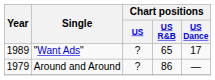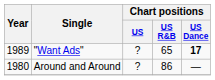(196, 51) normal -> (196, 51) bold
(18, 67) 1979 -> (18, 67) 1980
